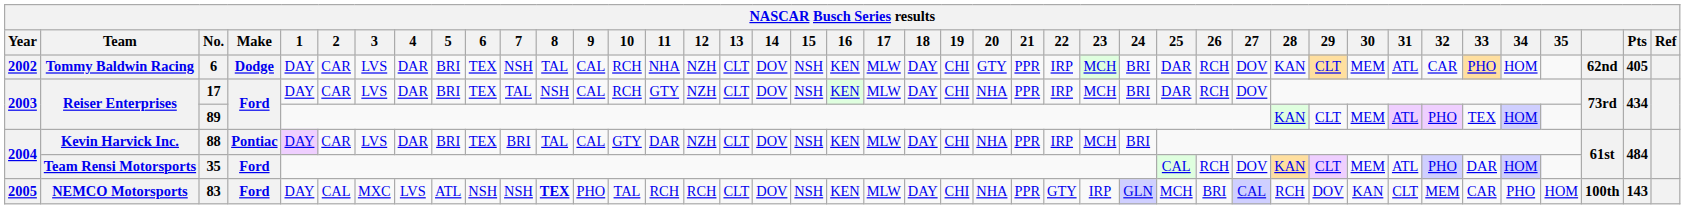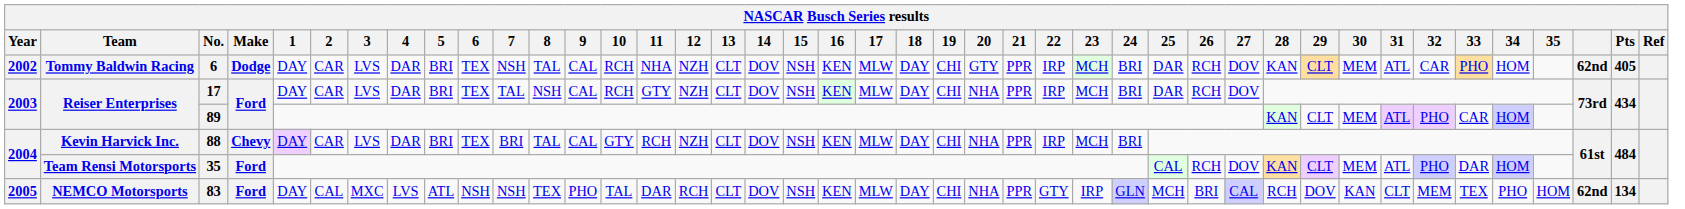(1482, 116) TEX -> (1474, 116) CAR
(254, 141) Pontiac -> (251, 141) Chevy
(664, 141) DAR -> (656, 141) RCH
(555, 191) bold -> (547, 191) normal
(664, 191) RCH -> (656, 191) DAR
(1482, 191) CAR -> (1474, 191) TEX
(1602, 191) 100th -> (1592, 191) 62nd
(1637, 191) 143 -> (1625, 191) 134
